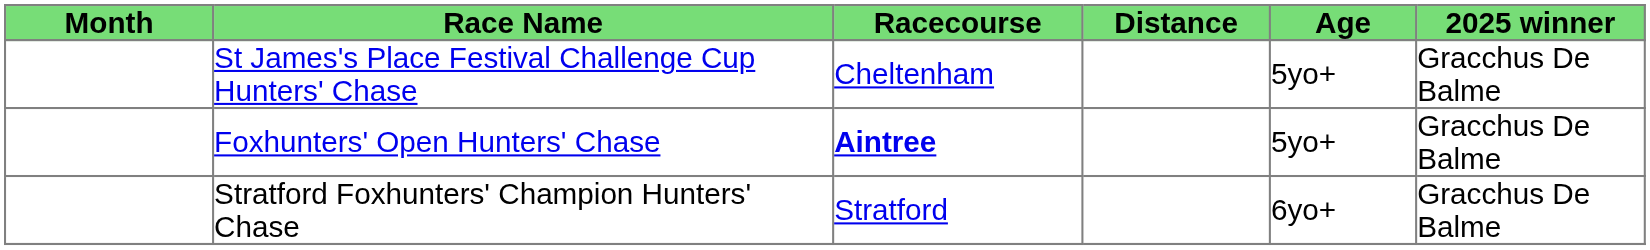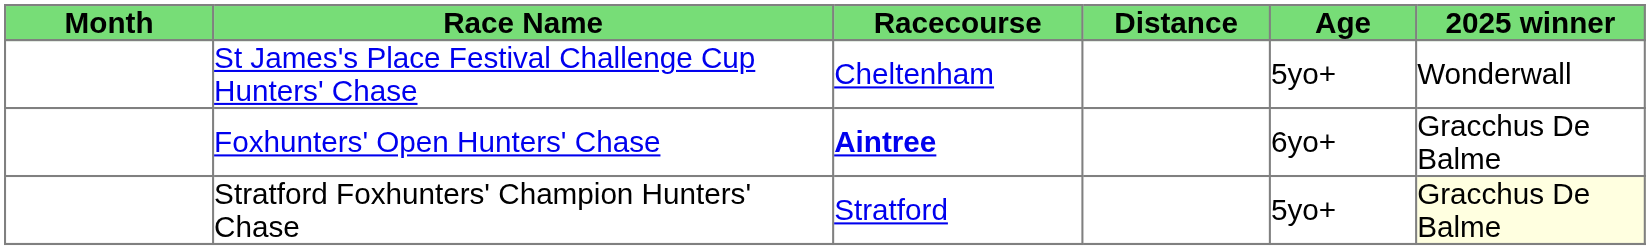(1504, 74) Gracchus De Balme -> (1494, 74) Wonderwall
(1303, 142) 5yo+ -> (1303, 142) 6yo+
(1303, 210) 6yo+ -> (1303, 210) 5yo+
(1504, 210) no background -> (1504, 210) lightyellow background
